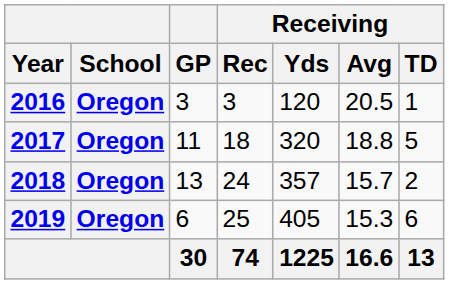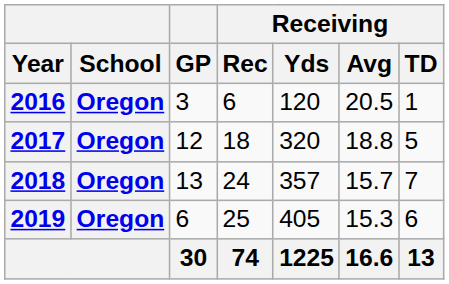(229, 102) 3 -> (229, 102) 6
(188, 141) 11 -> (189, 141) 12
(411, 180) 2 -> (411, 180) 7
